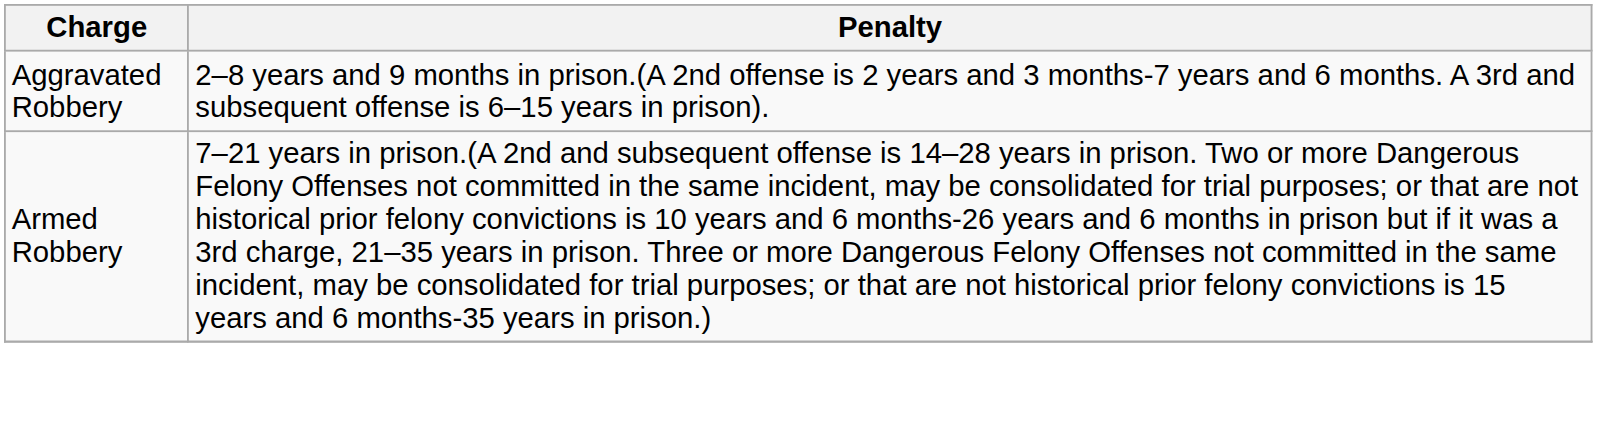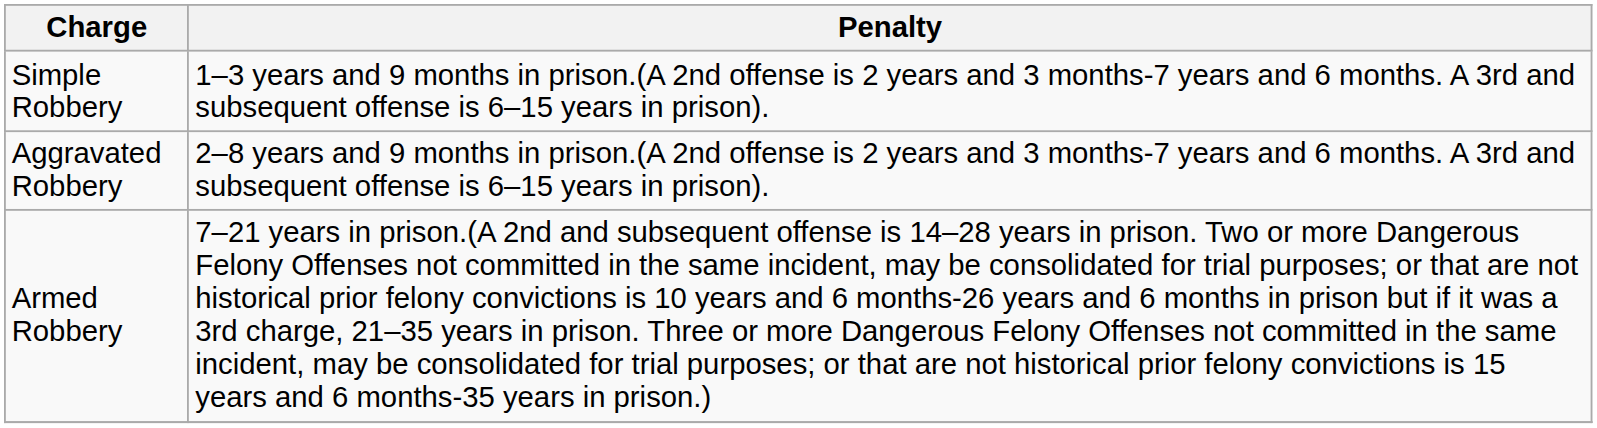+ row: (67, 90)
